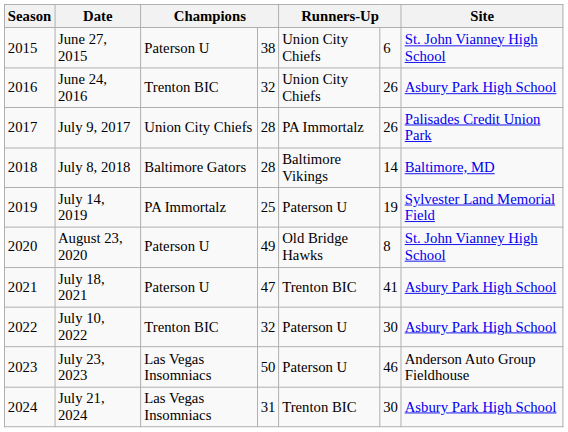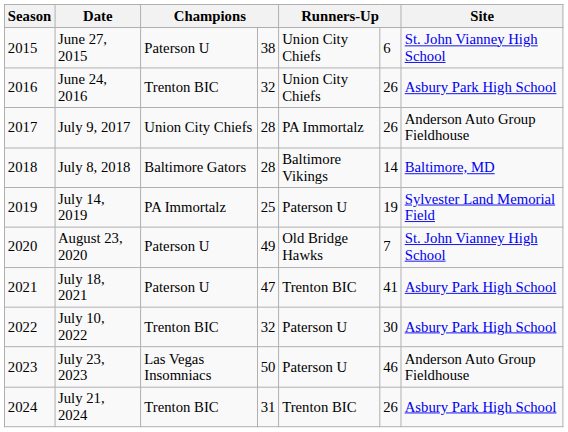(473, 127) Palisades Credit Union Park -> (470, 127) Anderson Auto Group Fieldhouse
(387, 247) 8 -> (387, 247) 7
(178, 406) Las Vegas Insomniacs -> (181, 406) Trenton BIC
(391, 406) 30 -> (391, 406) 26
